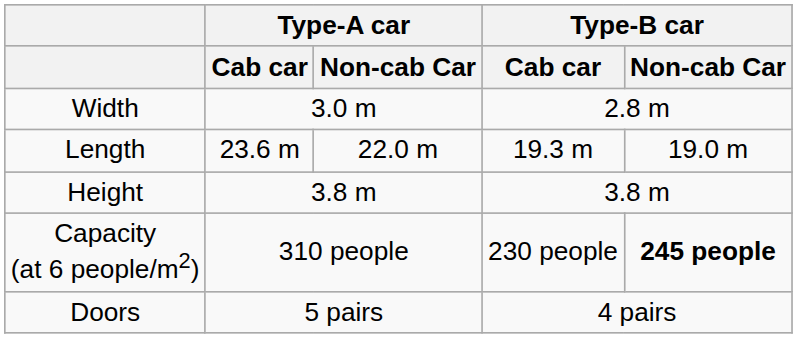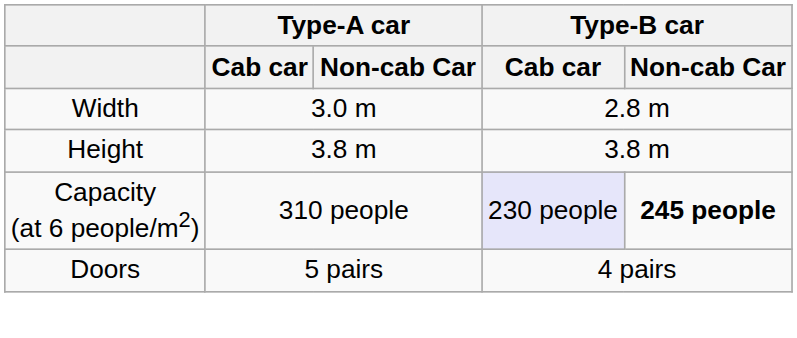- row: (105, 150)
(553, 251) no background -> (553, 210) lavender background
